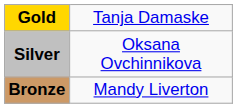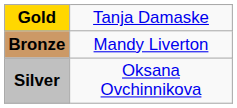rows swapped: (37, 53) <-> (37, 90)
